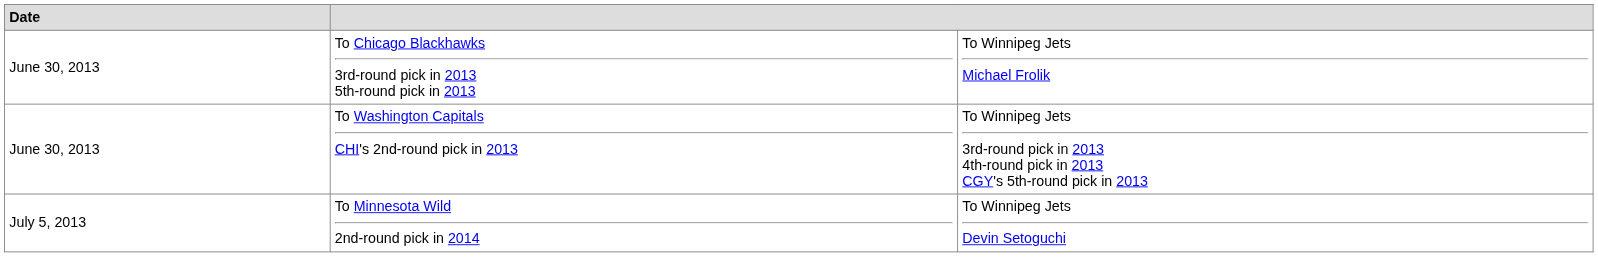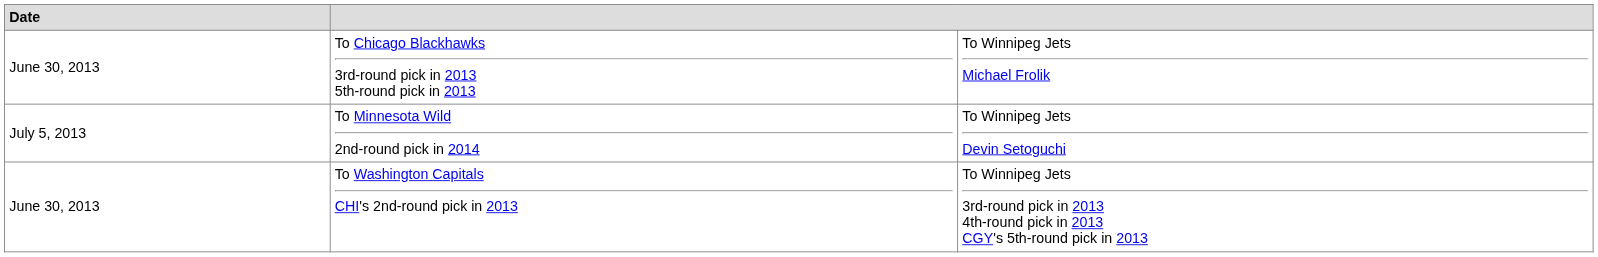rows swapped: (644, 133) <-> (644, 222)
